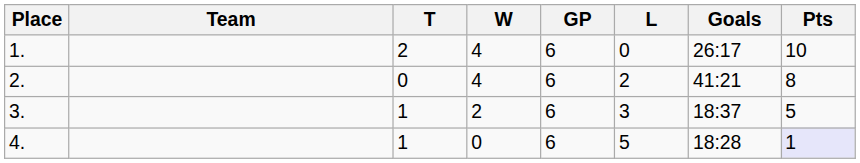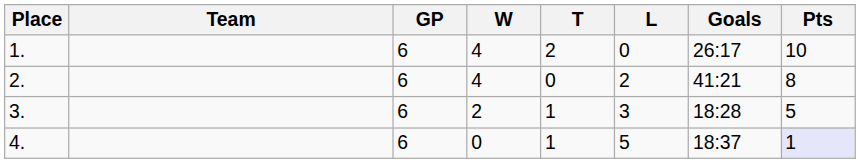columns swapped: (578, 19) <-> (430, 19)
(717, 111) 18:37 -> (717, 111) 18:28
(717, 142) 18:28 -> (717, 142) 18:37
